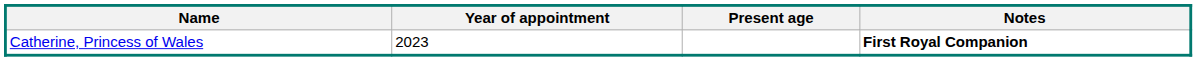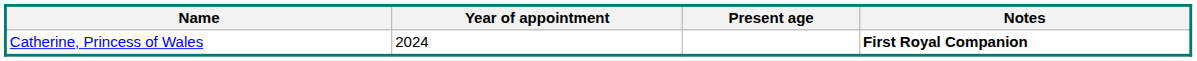(412, 42) 2023 -> (412, 42) 2024
